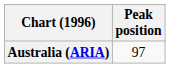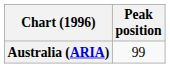(138, 52) 97 -> (138, 52) 99
